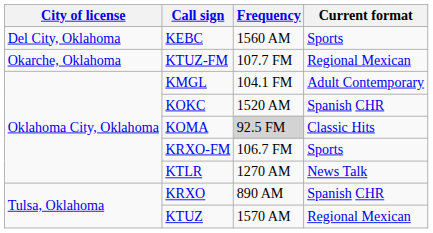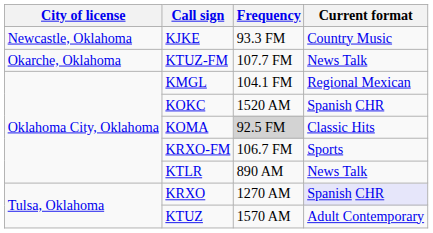- row: (184, 37)
+ row: (183, 37)
(359, 60) Regional Mexican -> (337, 60) News Talk
(366, 82) Adult Contemporary -> (359, 82) Regional Mexican
(264, 171) 1270 AM -> (260, 171) 890 AM
(260, 194) 890 AM -> (264, 194) 1270 AM
(346, 194) no background -> (346, 194) lavender background
(359, 216) Regional Mexican -> (366, 216) Adult Contemporary
